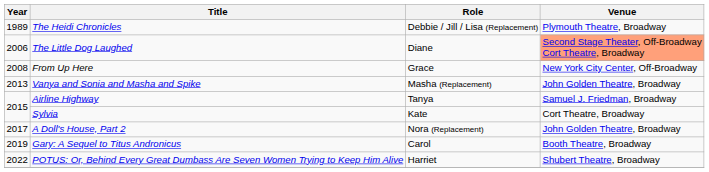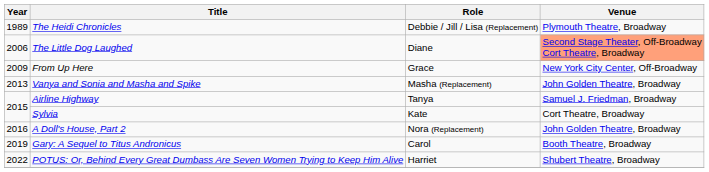(17, 68) 2008 -> (17, 68) 2009
(17, 129) 2017 -> (17, 129) 2016
